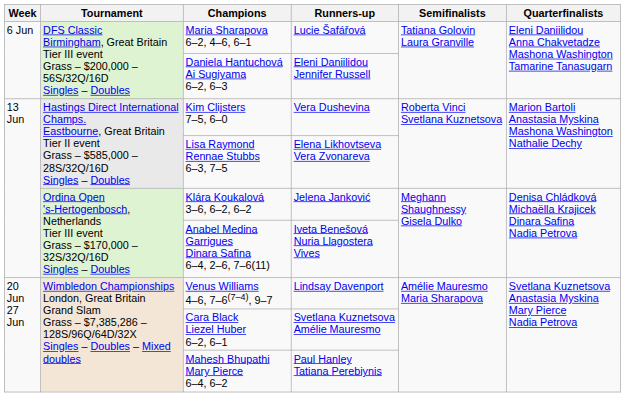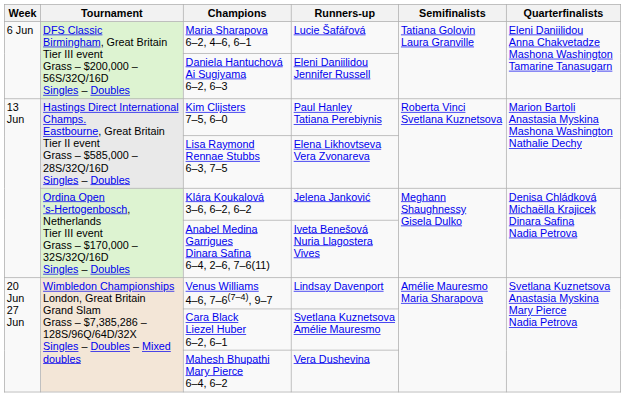(332, 108) Vera Dushevina -> (338, 114) Paul Hanley Tatiana Perebiynis
(338, 365) Paul Hanley Tatiana Perebiynis -> (332, 359) Vera Dushevina
